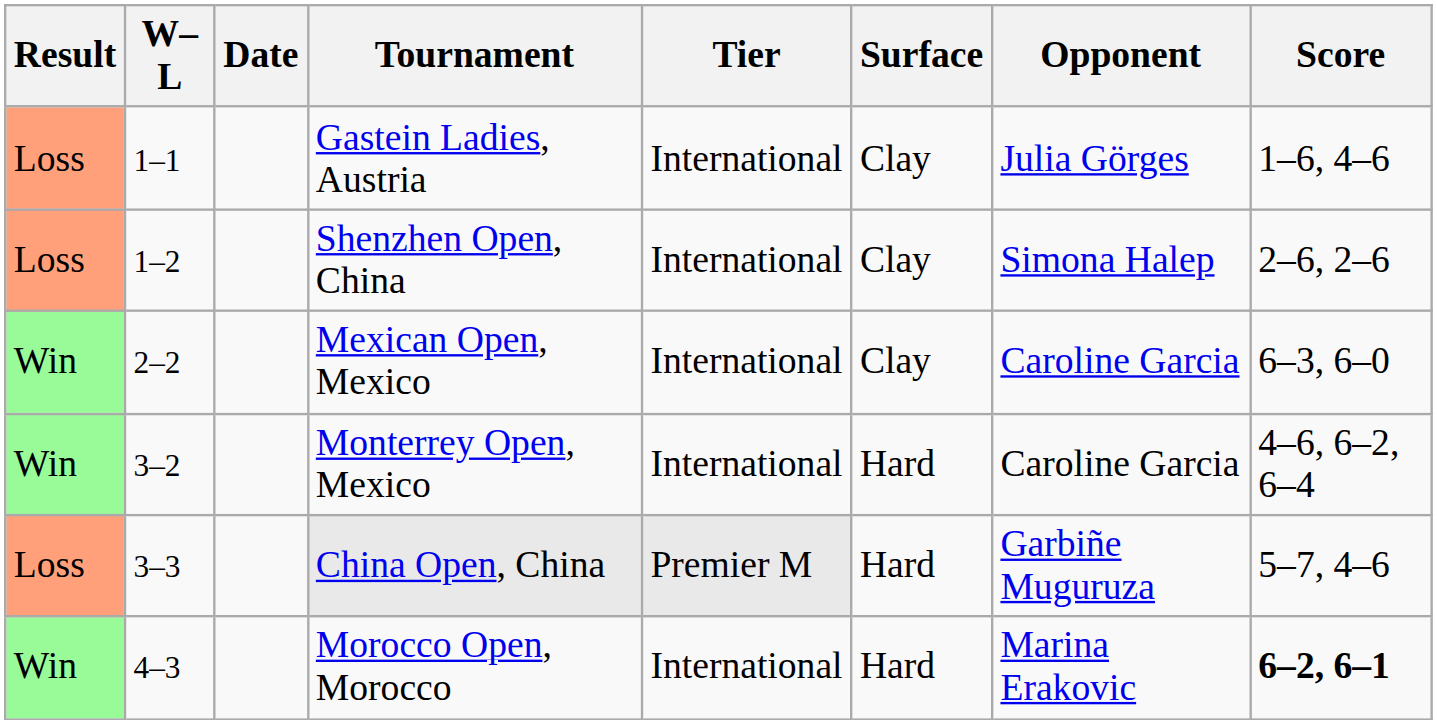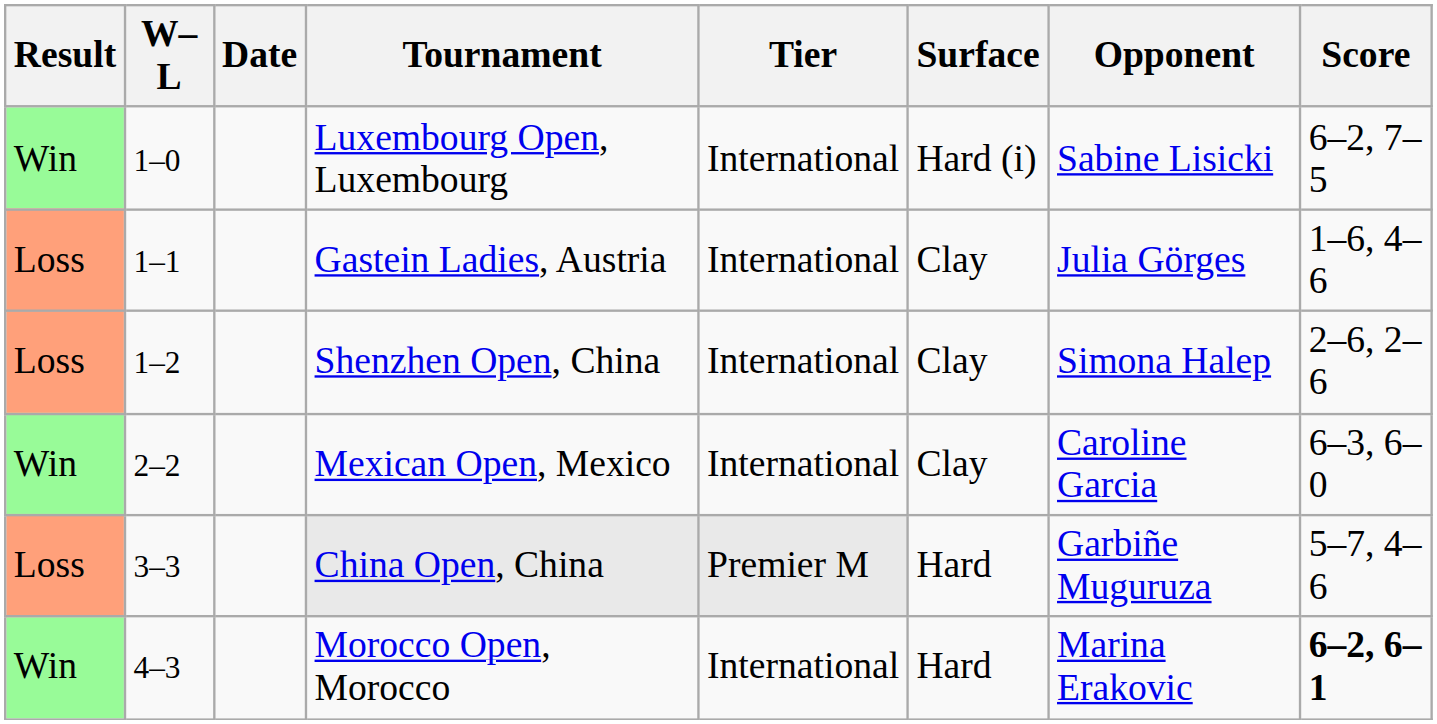+ row: (461, 157)
- row: (445, 463)
